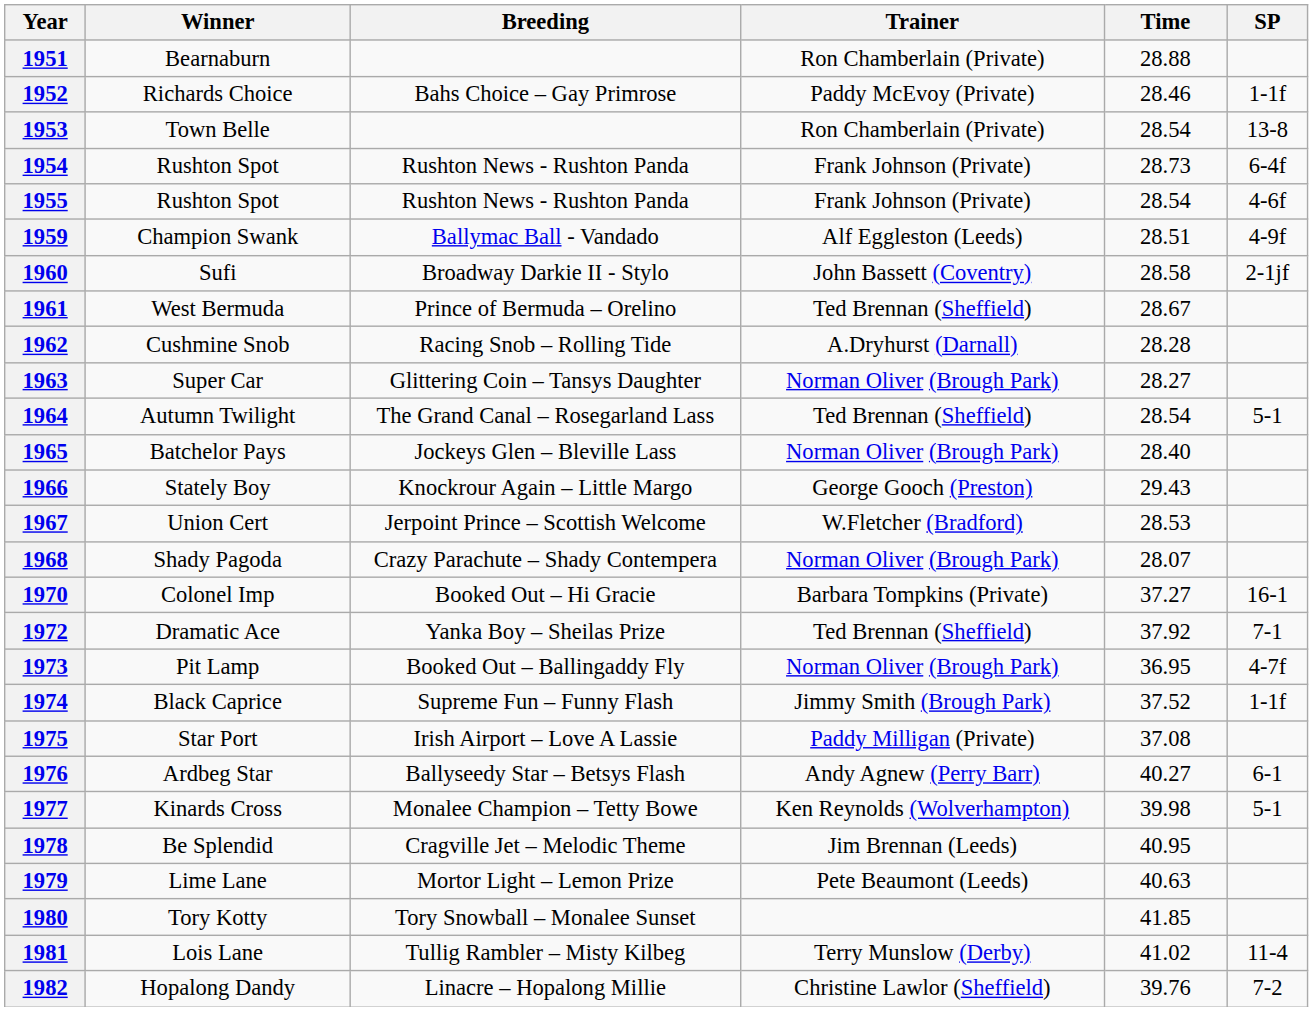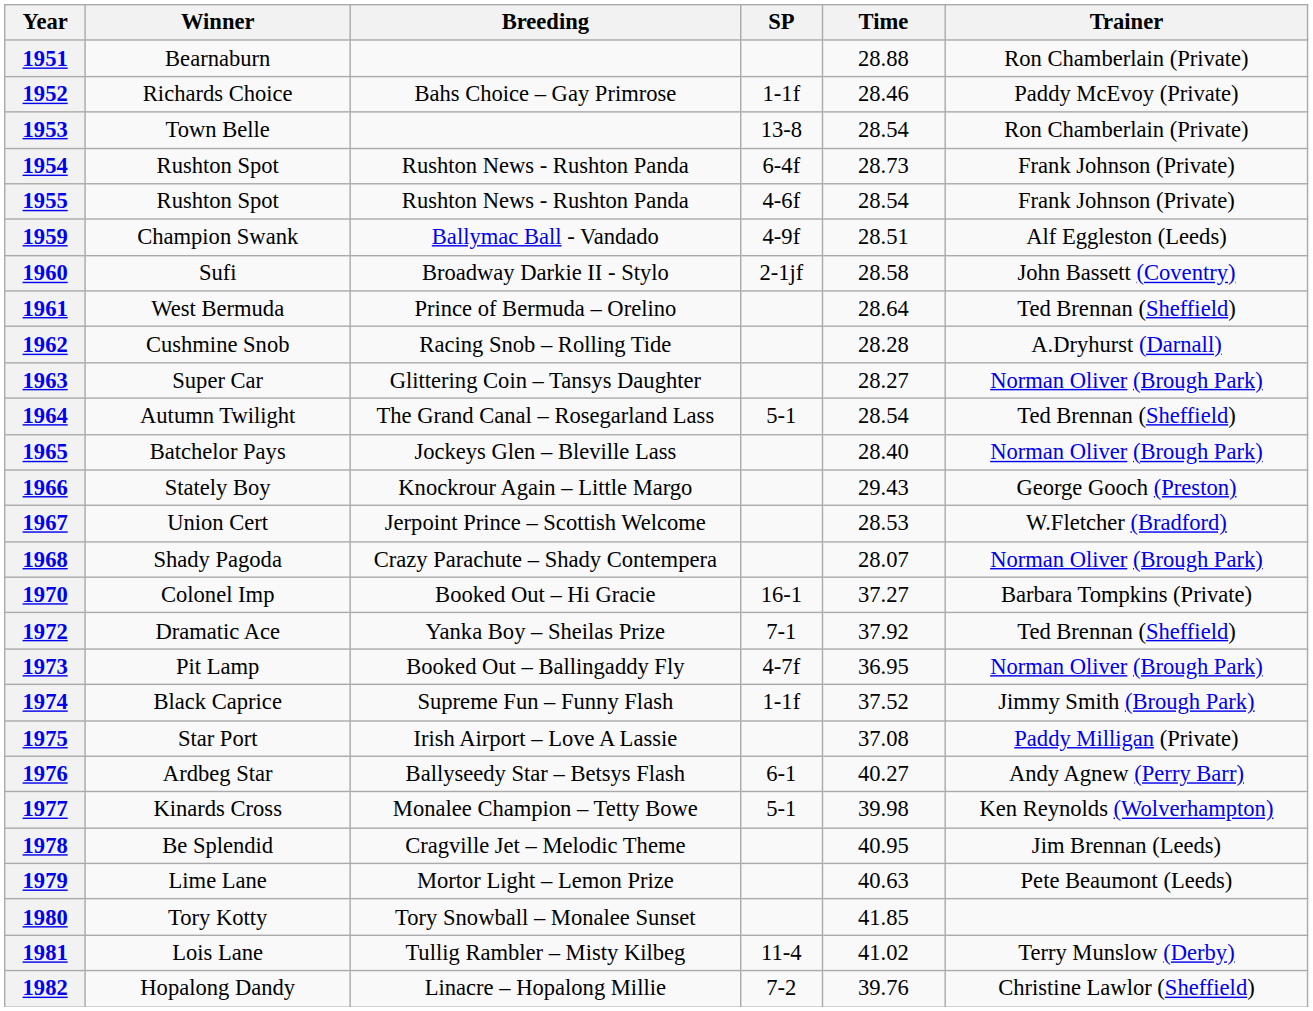columns swapped: (922, 22) <-> (1267, 22)
(1165, 308) 28.67 -> (883, 308) 28.64
